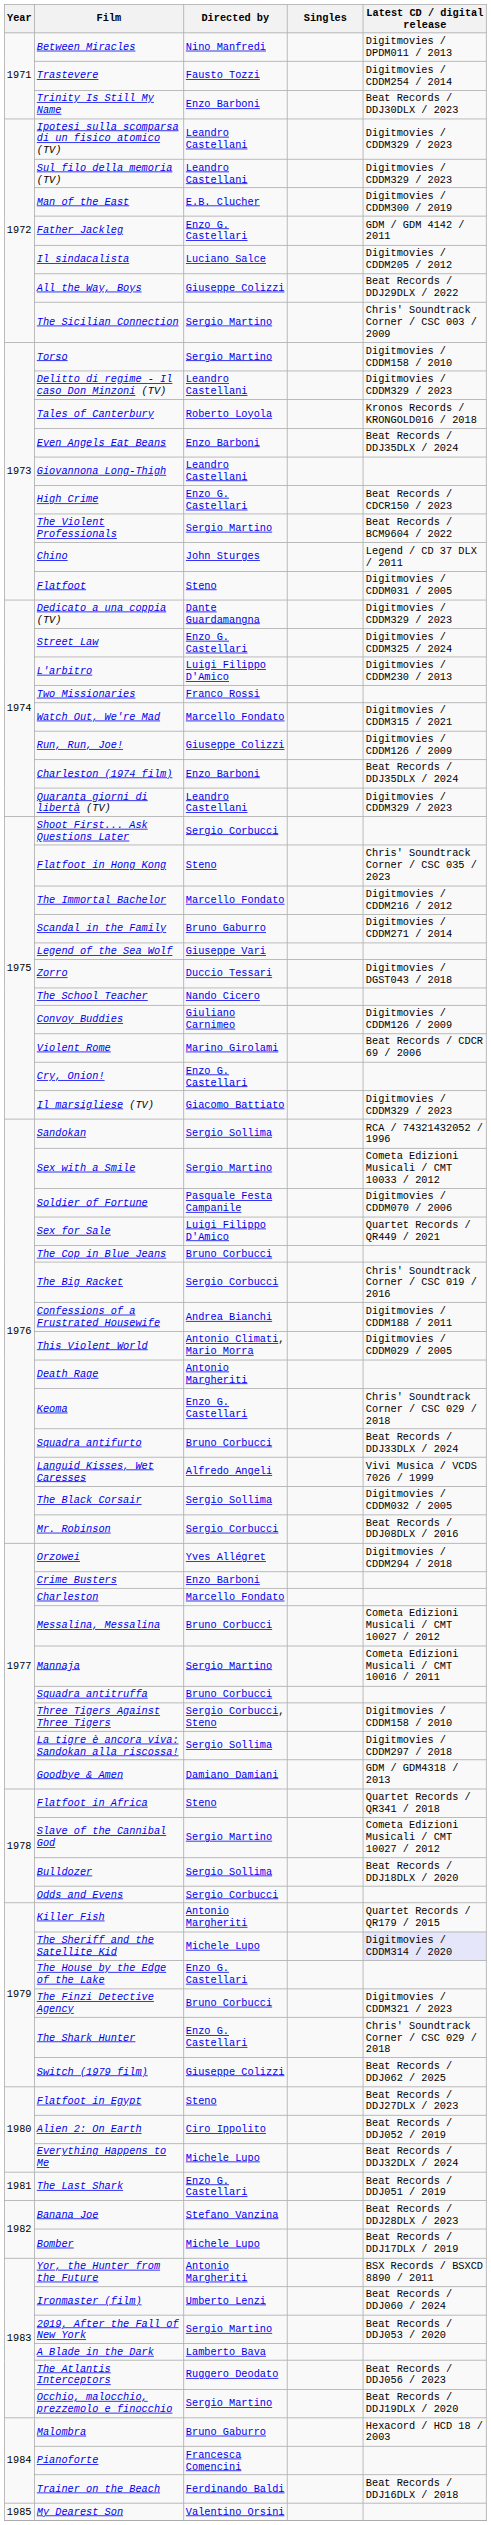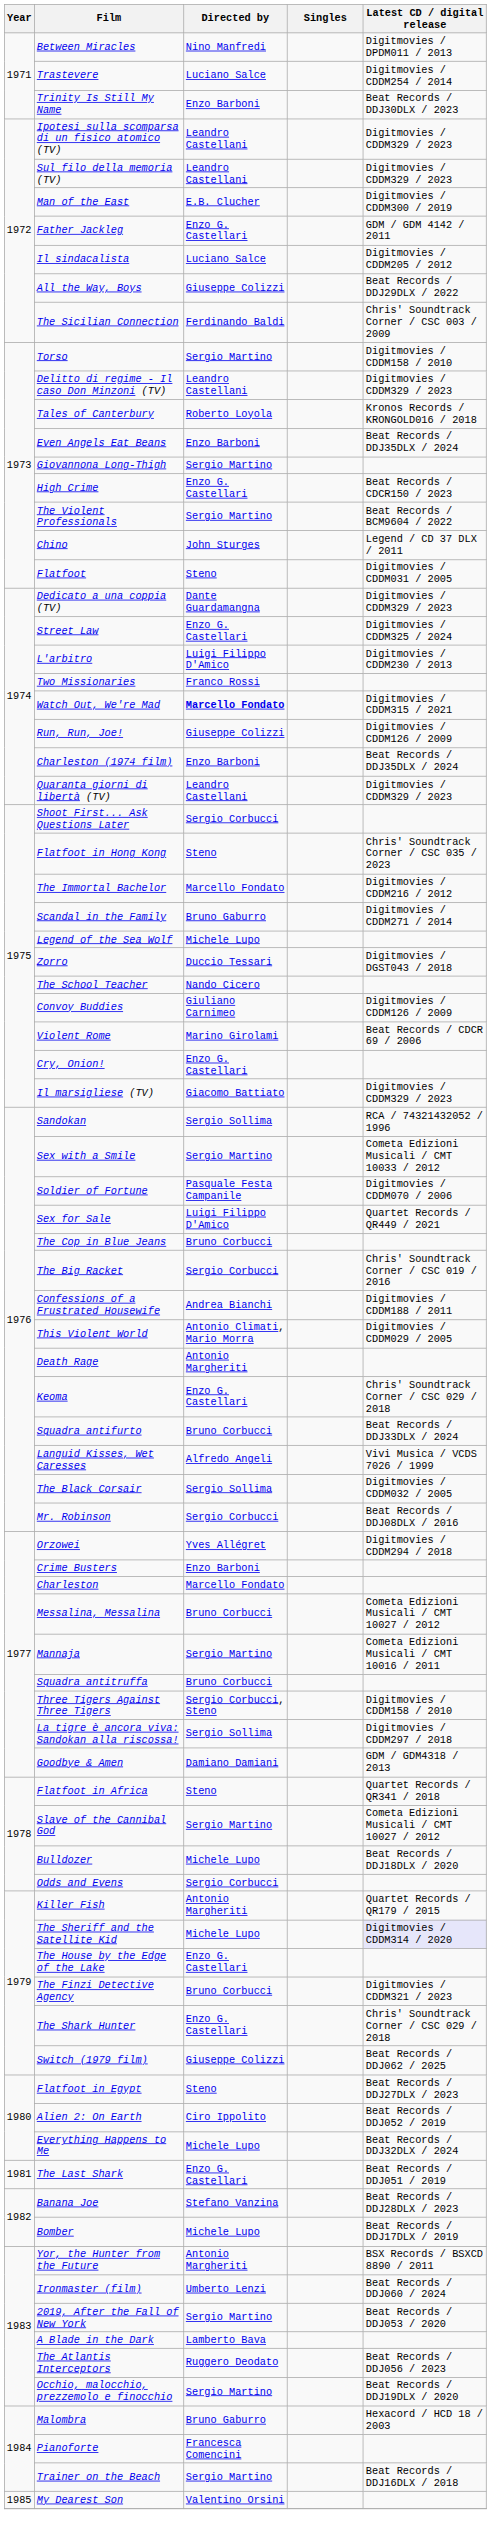(223, 76) Fausto Tozzi -> (226, 76) Luciano Salce
(229, 322) Sergio Martino -> (235, 322) Ferdinando Baldi
(217, 471) Leandro Castellani -> (229, 465) Sergio Martino
(235, 717) normal -> (235, 705) bold
(226, 951) Giuseppe Vari -> (223, 939) Michele Lupo
(229, 1872) Sergio Sollima -> (223, 1860) Michele Lupo
(235, 2489) Ferdinando Baldi -> (229, 2477) Sergio Martino
